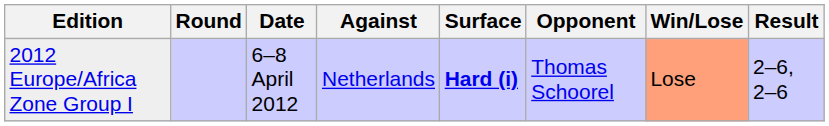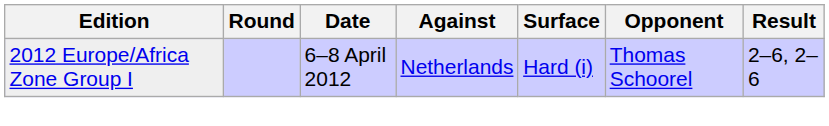- column: (697, 21)
(481, 79) bold -> (558, 67) normal
